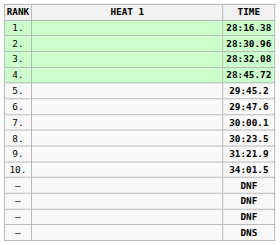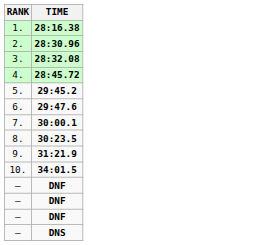- column: (127, 12)
